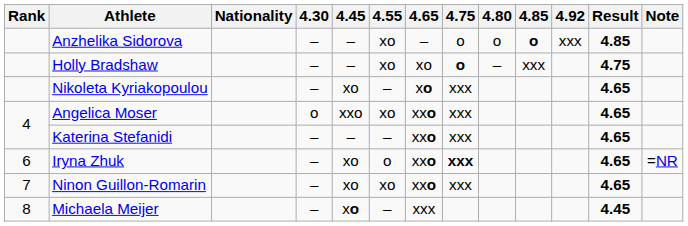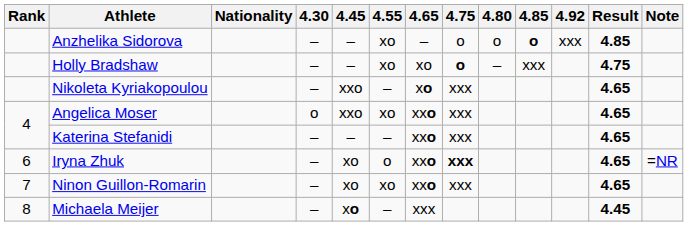(351, 88) xo -> (351, 88) xxo
